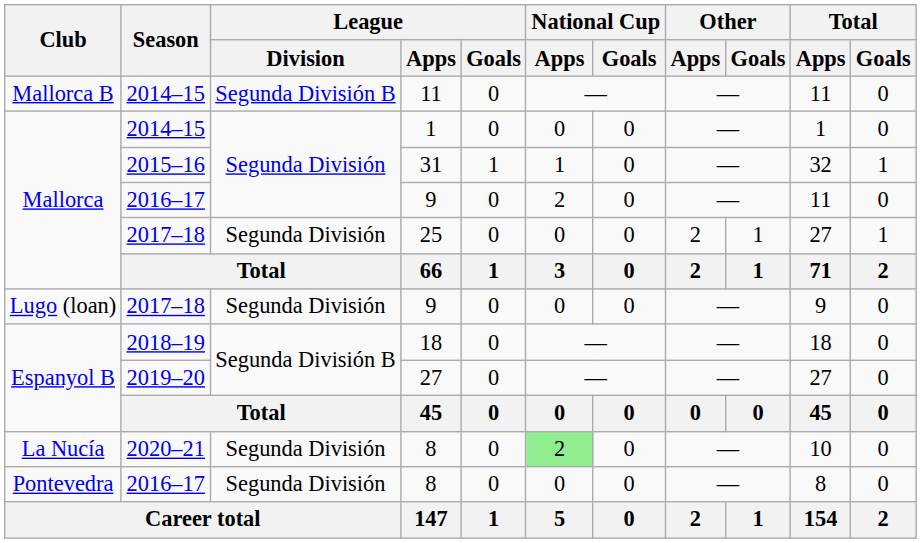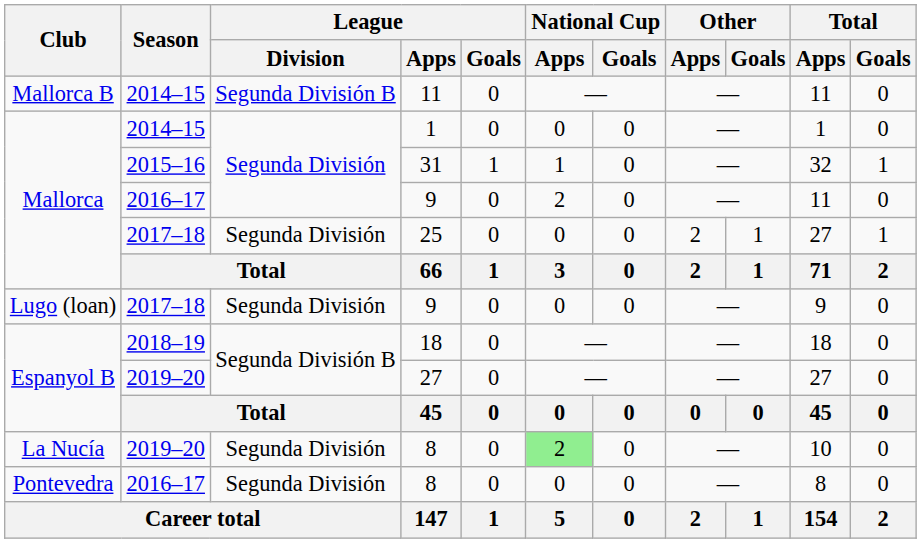(166, 448) 2020–21 -> (166, 448) 2019–20
